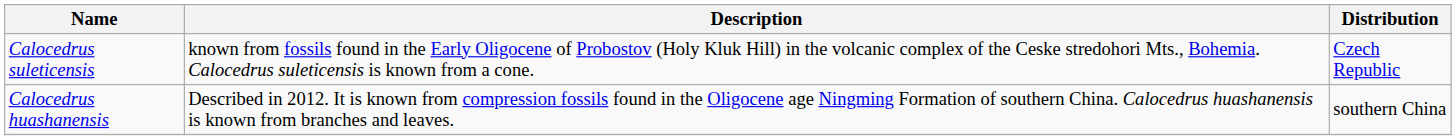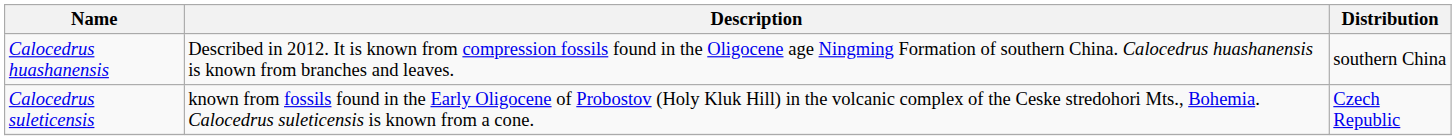rows swapped: (59, 109) <-> (52, 59)
